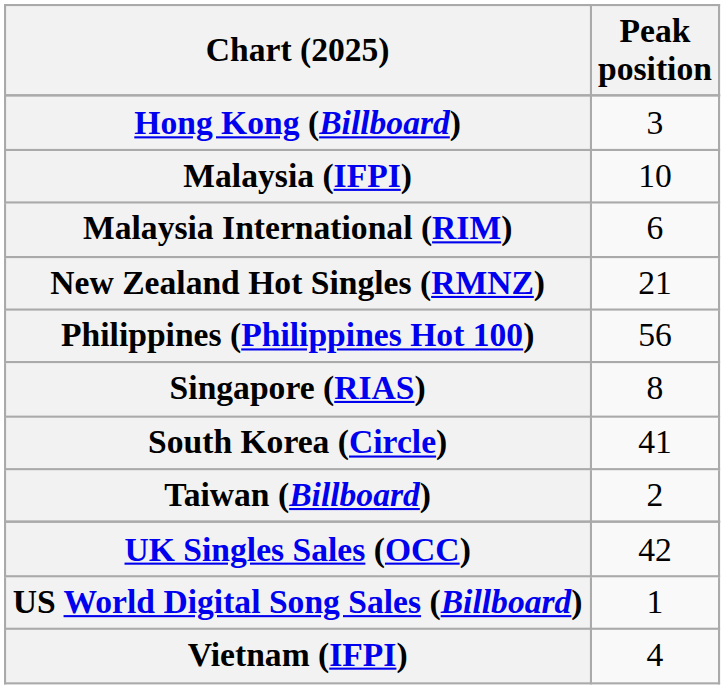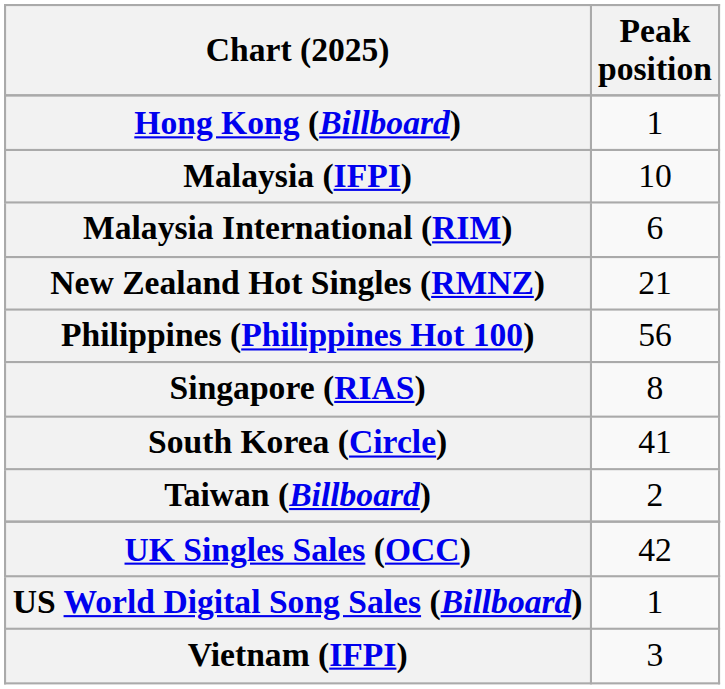(655, 122) 3 -> (655, 122) 1
(655, 655) 4 -> (655, 655) 3
